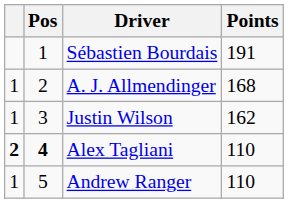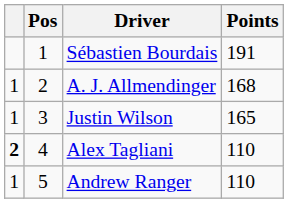(241, 117) 162 -> (241, 117) 165
(43, 150) bold -> (43, 150) normal
